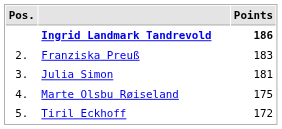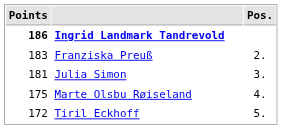columns swapped: (22, 15) <-> (253, 15)
